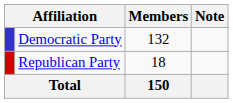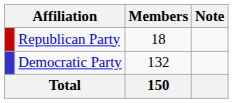rows swapped: (70, 39) <-> (69, 62)
